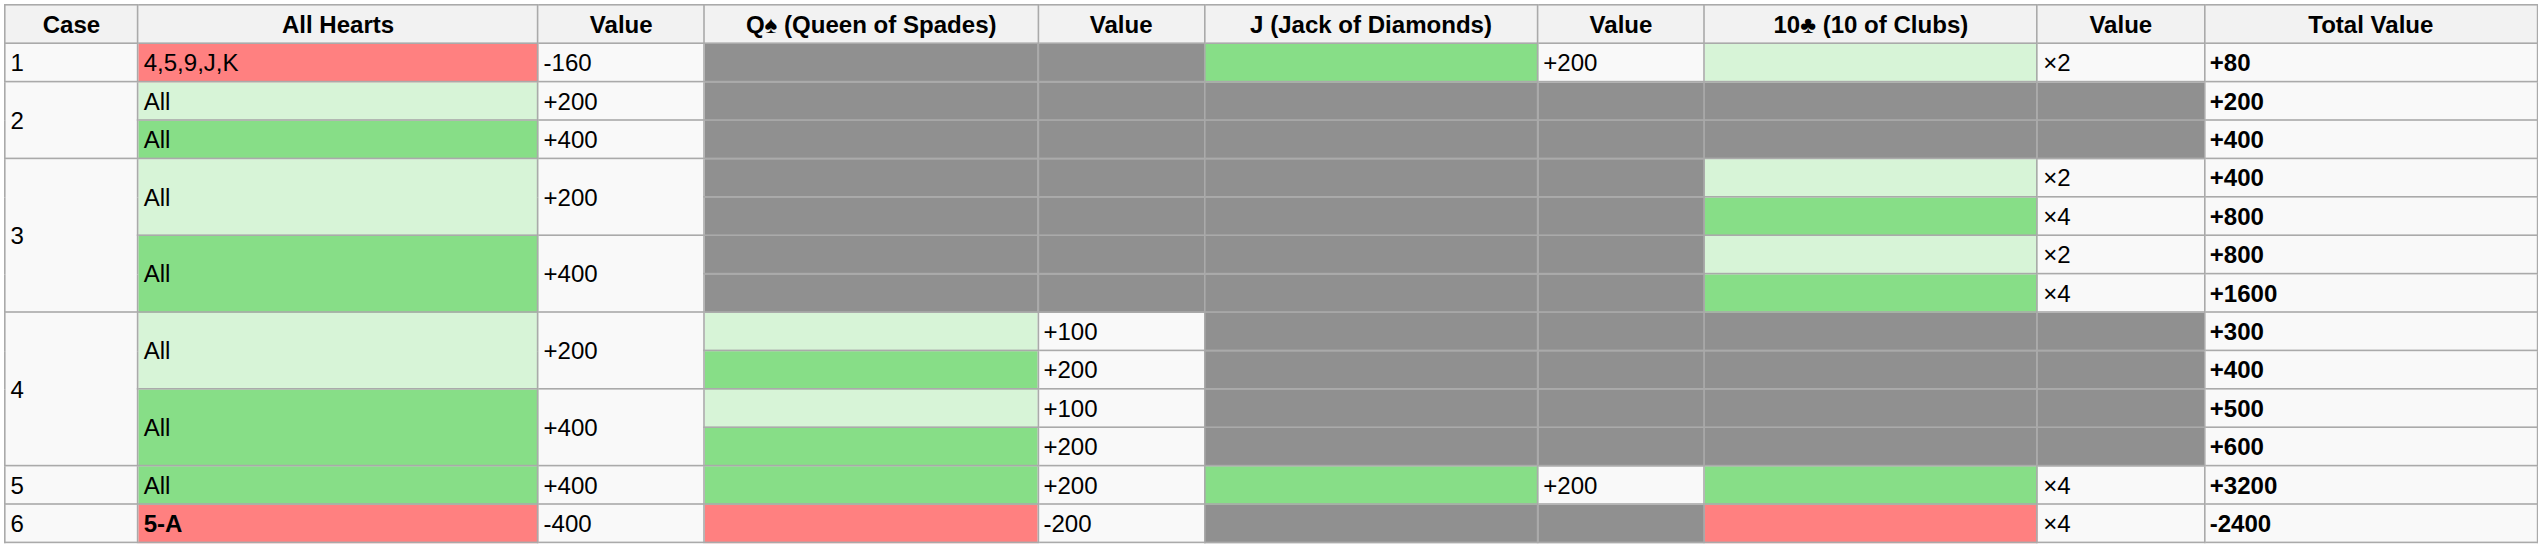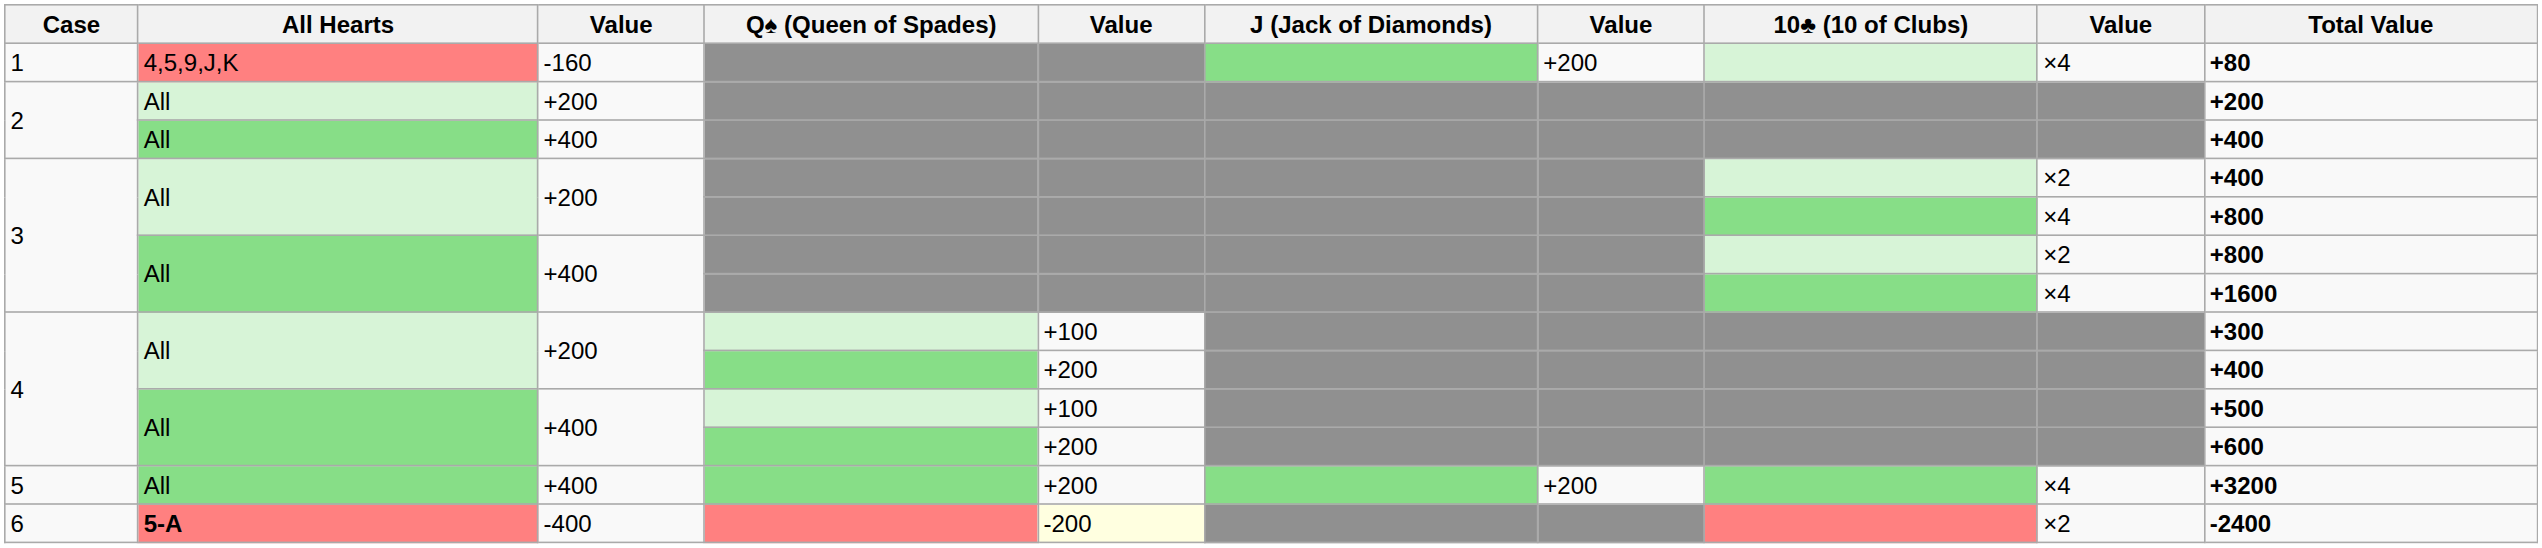(2057, 62) ×2 -> (2057, 62) ×4
(1068, 523) no background -> (1068, 523) lightyellow background
(2057, 523) ×4 -> (2057, 523) ×2
